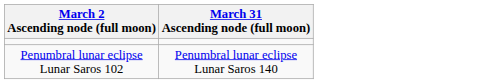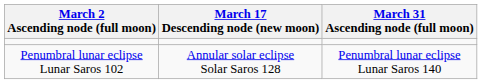+ column: (241, 21)
